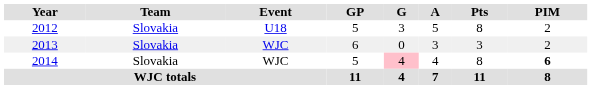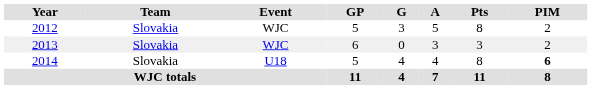(276, 28) U18 -> (276, 28) WJC
(276, 60) WJC -> (276, 60) U18
(402, 60) pink background -> (402, 60) no background
